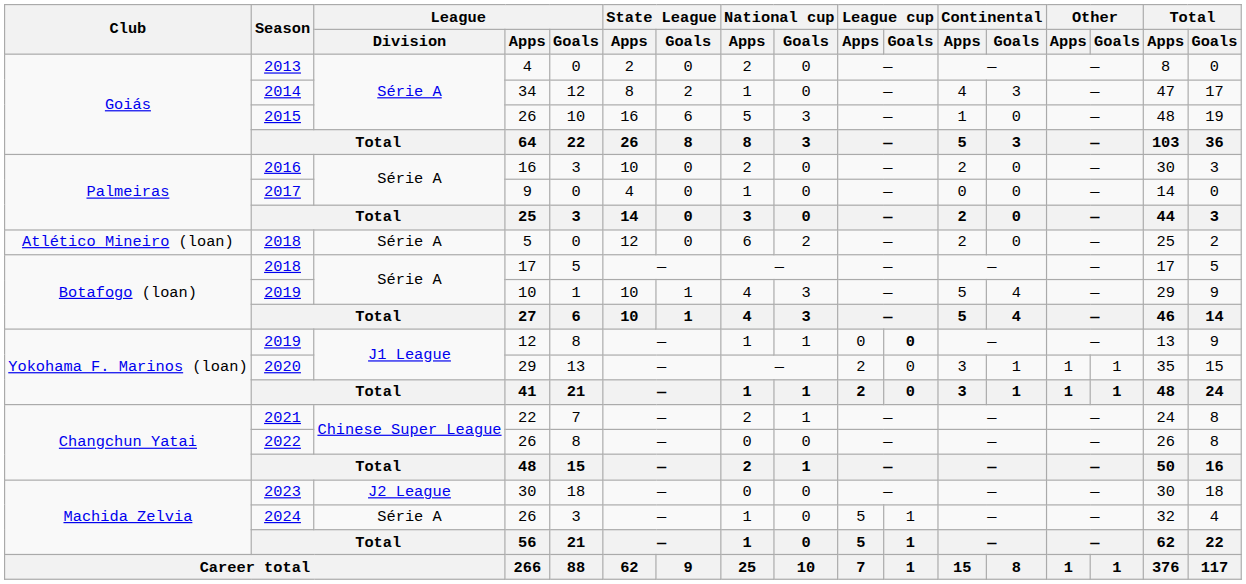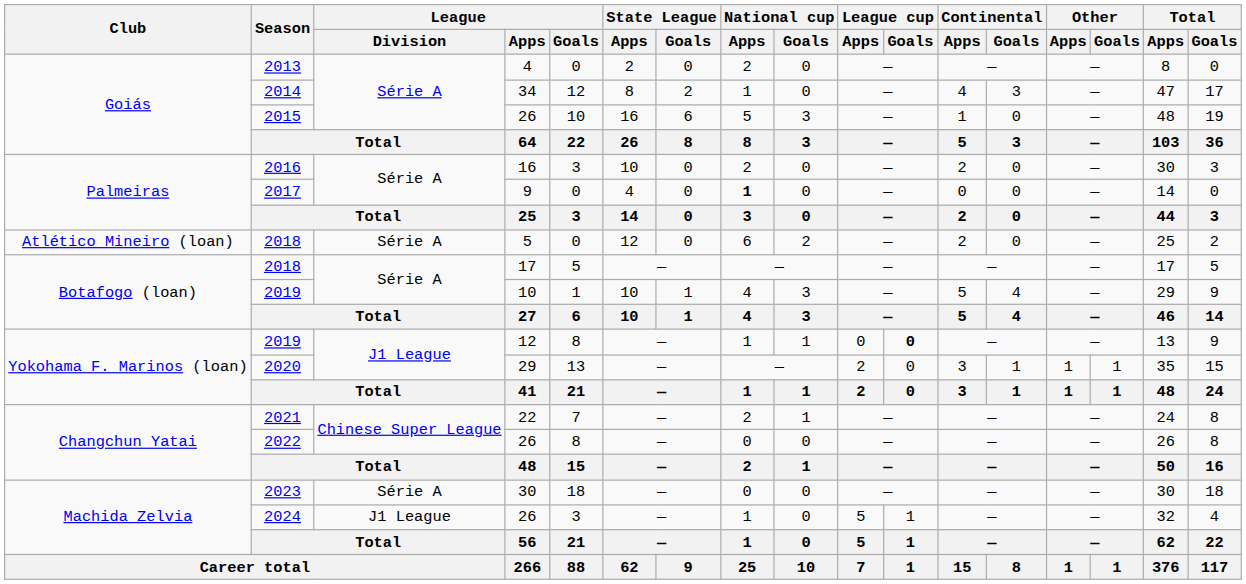(747, 192) normal -> (747, 192) bold
(409, 492) J2 League -> (409, 492) Série A
(409, 517) Série A -> (409, 517) J1 League
